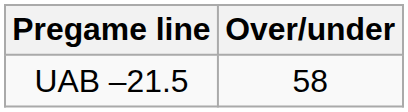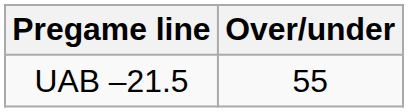(310, 80) 58 -> (310, 80) 55
